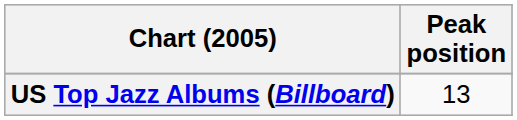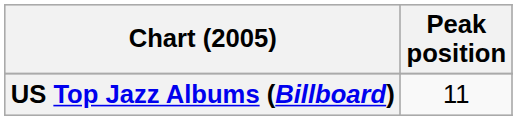(456, 94) 13 -> (456, 94) 11
